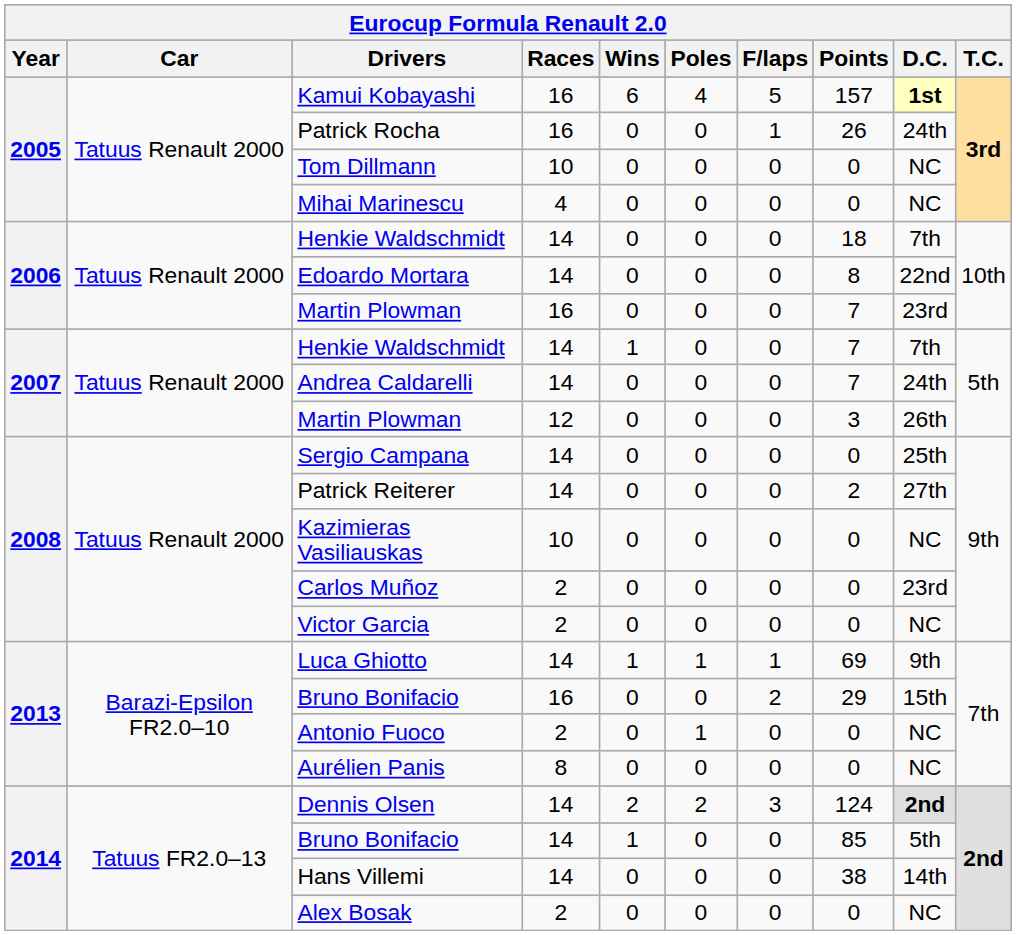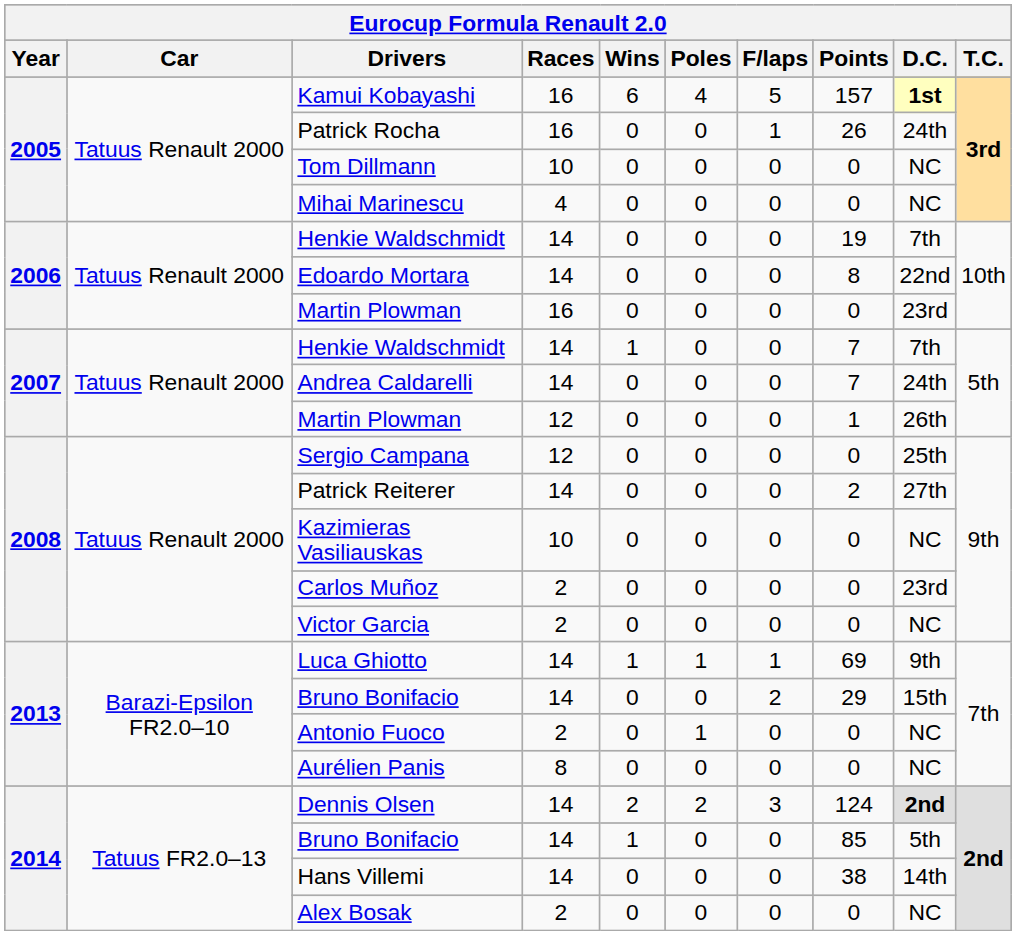(854, 239) 18 -> (854, 239) 19
(854, 311) 7 -> (854, 311) 0
(854, 419) 3 -> (854, 419) 1
(561, 455) 14 -> (561, 455) 12
(561, 696) 16 -> (561, 696) 14
